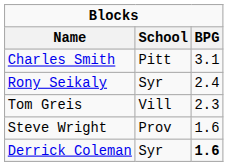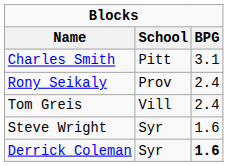(151, 83) Syr -> (155, 83) Prov
(207, 106) 2.3 -> (207, 106) 2.4
(155, 128) Prov -> (151, 128) Syr
